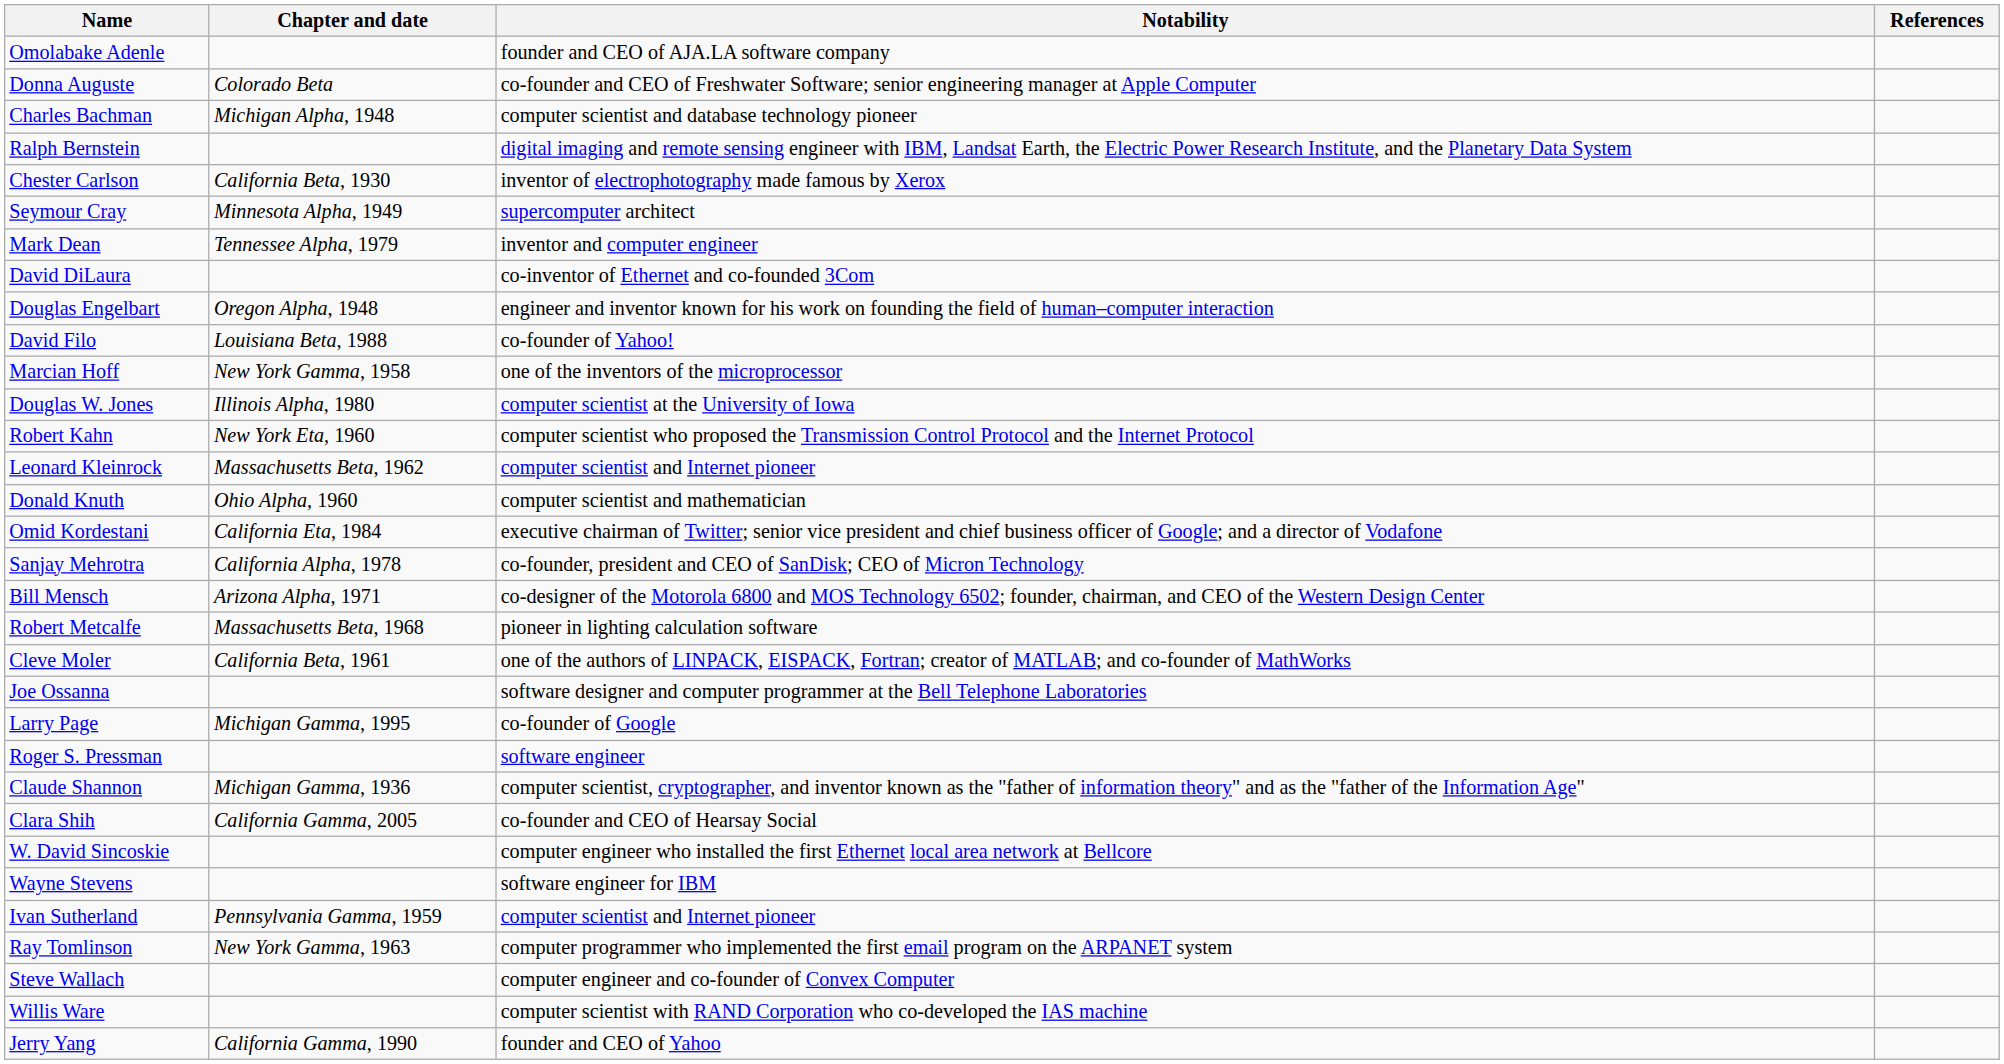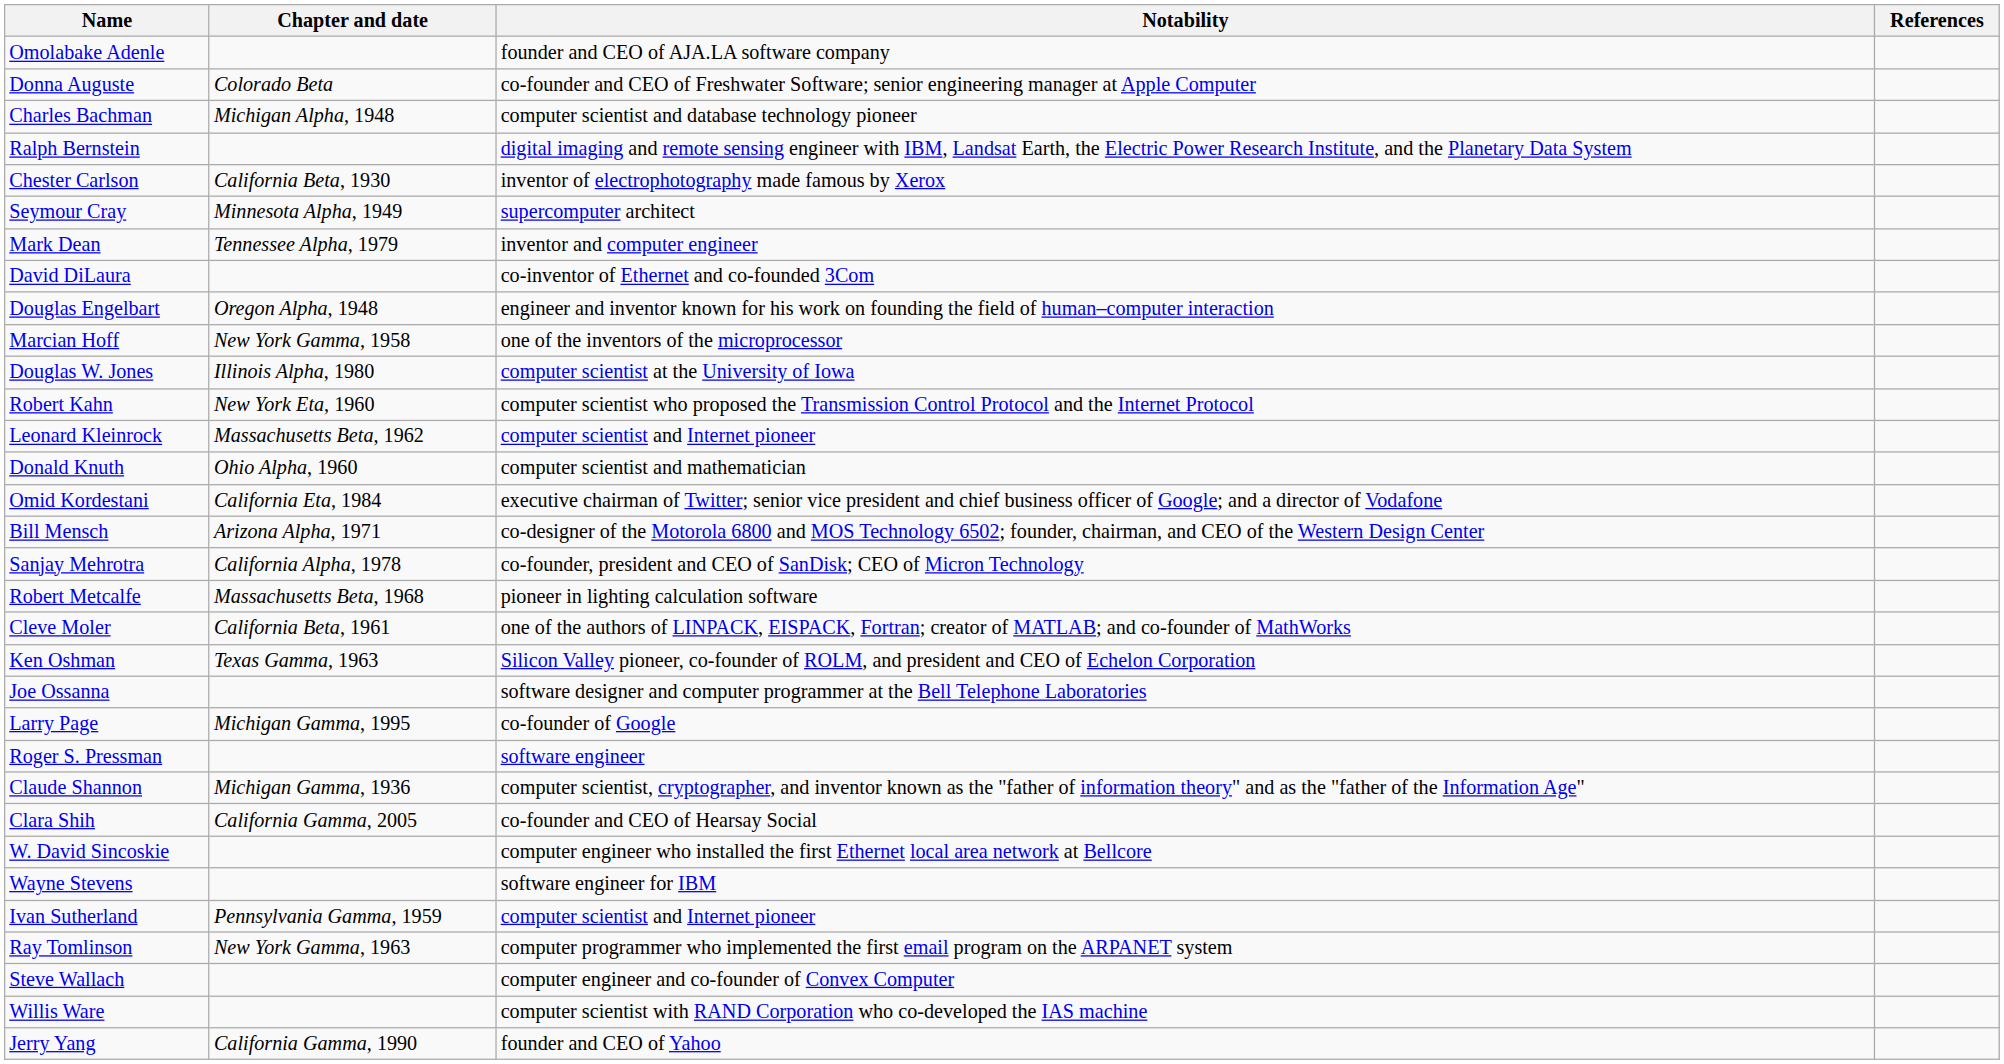- row: (53, 340)
rows swapped: (77, 564) <-> (59, 595)
+ row: (62, 659)
